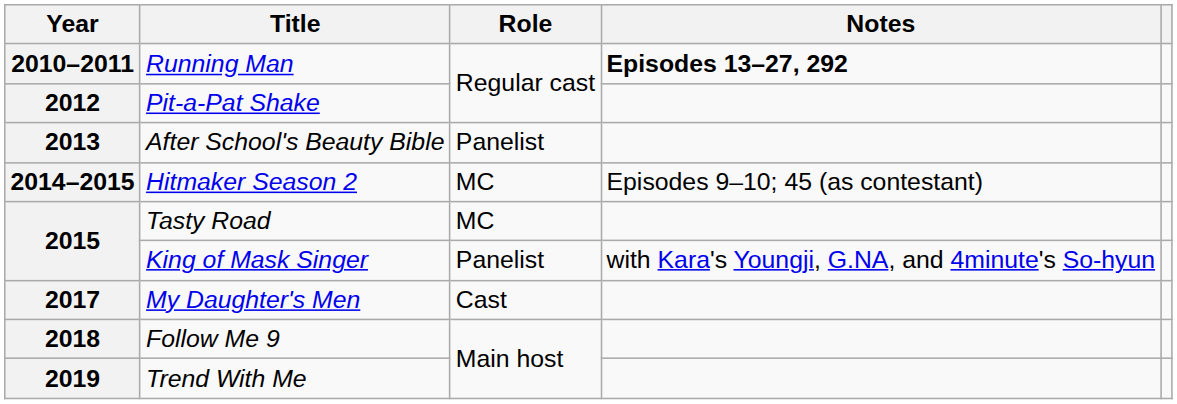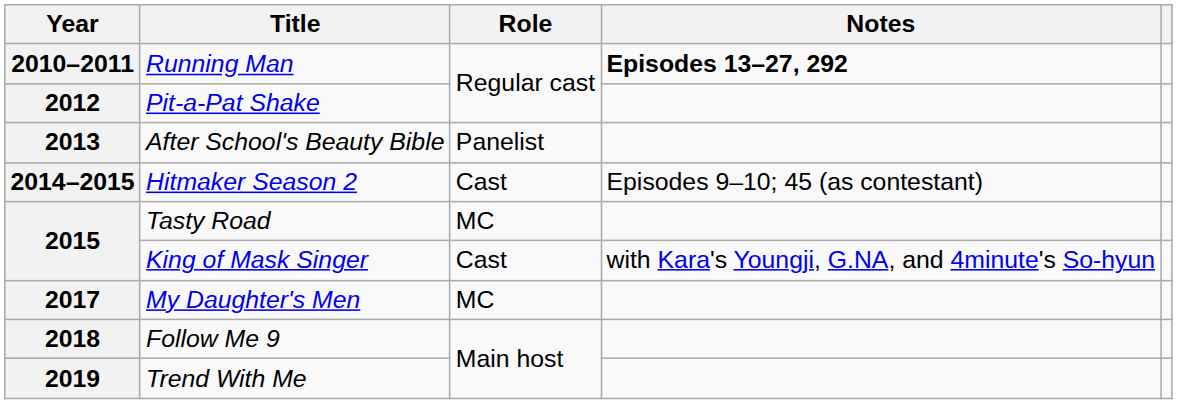(475, 181) MC -> (481, 181) Cast
(500, 260) Panelist -> (481, 260) Cast
(481, 299) Cast -> (475, 299) MC
